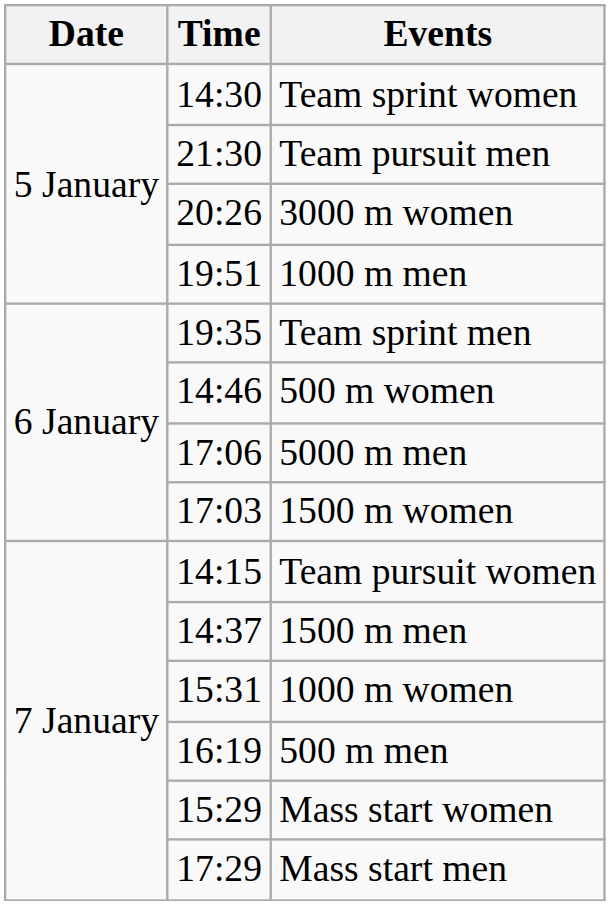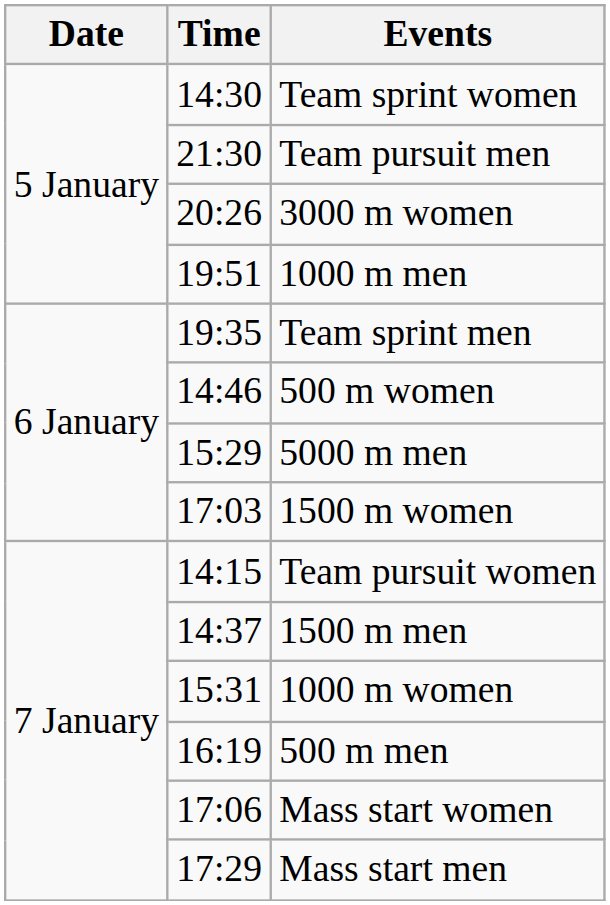(219, 451) 17:06 -> (219, 451) 15:29
(219, 809) 15:29 -> (219, 809) 17:06
